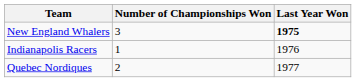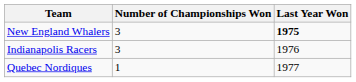(118, 49) 1 -> (118, 49) 3
(118, 67) 2 -> (118, 67) 1
